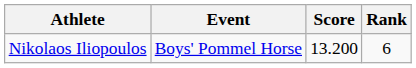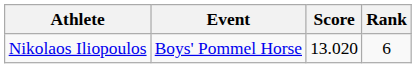(334, 47) 13.200 -> (334, 47) 13.020
